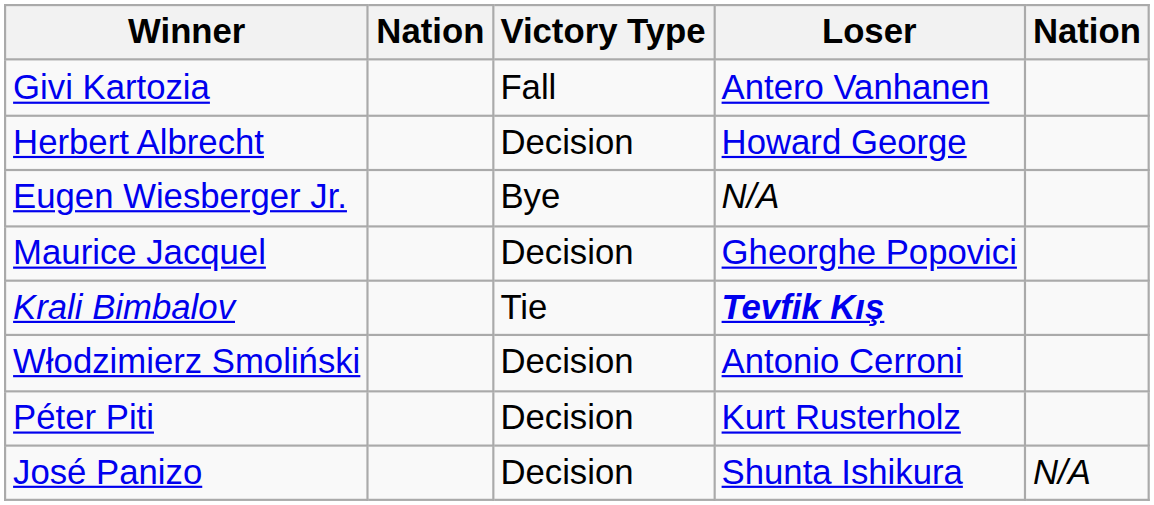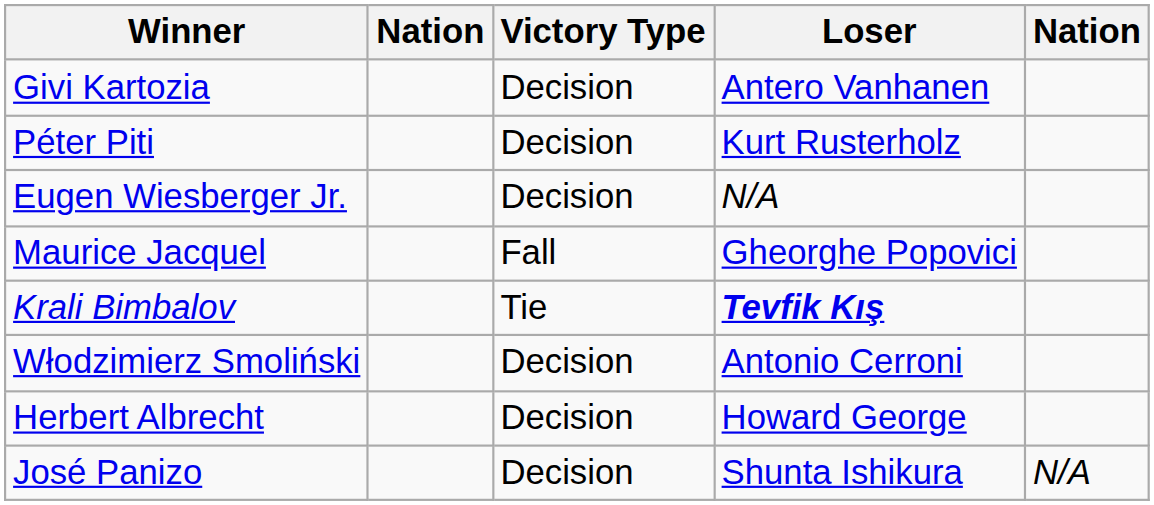(528, 87) Fall -> (567, 87) Decision
rows swapped: (139, 142) <-> (84, 417)
(530, 197) Bye -> (567, 197) Decision
(567, 252) Decision -> (528, 252) Fall
